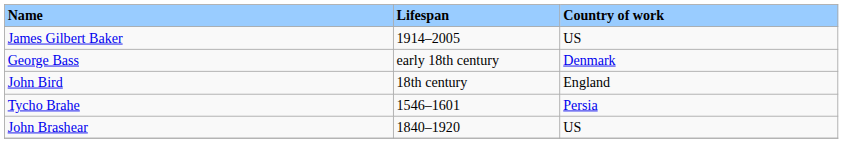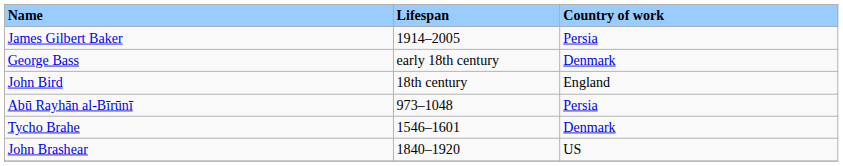(572, 37) US -> (580, 37) Persia
+ row: (70, 104)
(580, 104) Persia -> (589, 127) Denmark
